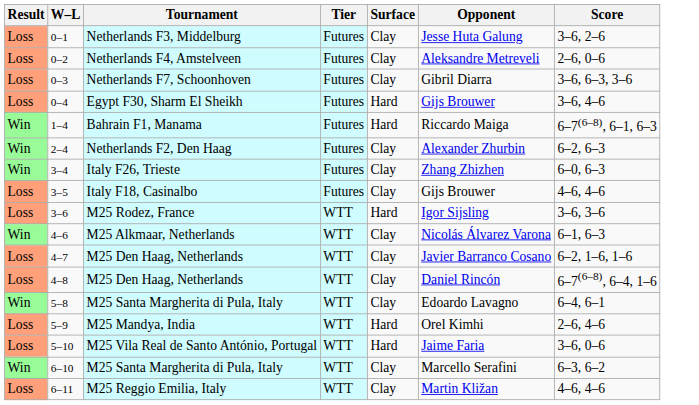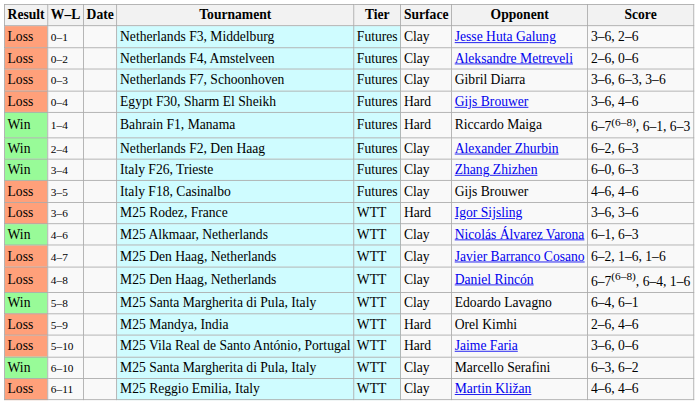+ column: (100, 15)
